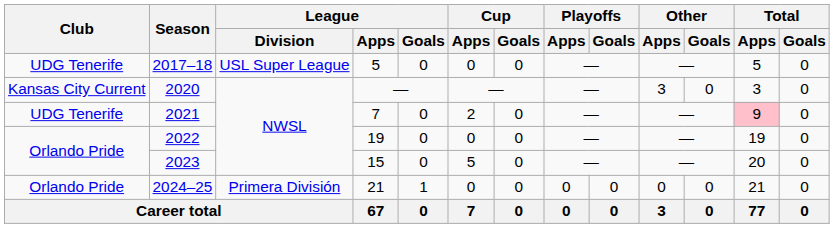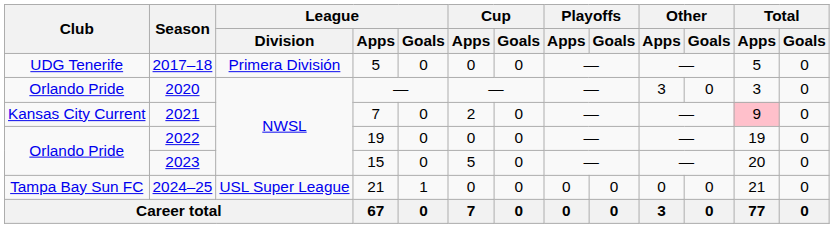(284, 65) USL Super League -> (284, 65) Primera División
(77, 89) Kansas City Current -> (77, 89) Orlando Pride
(77, 114) UDG Tenerife -> (77, 114) Kansas City Current
(77, 187) Orlando Pride -> (77, 187) Tampa Bay Sun FC
(284, 187) Primera División -> (284, 187) USL Super League
